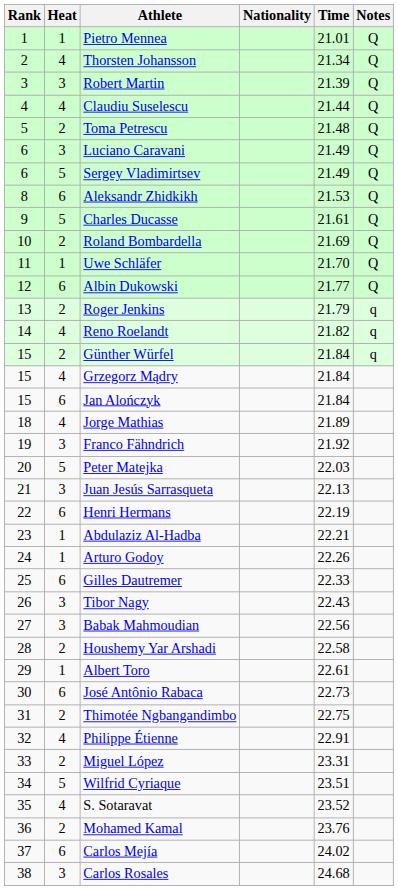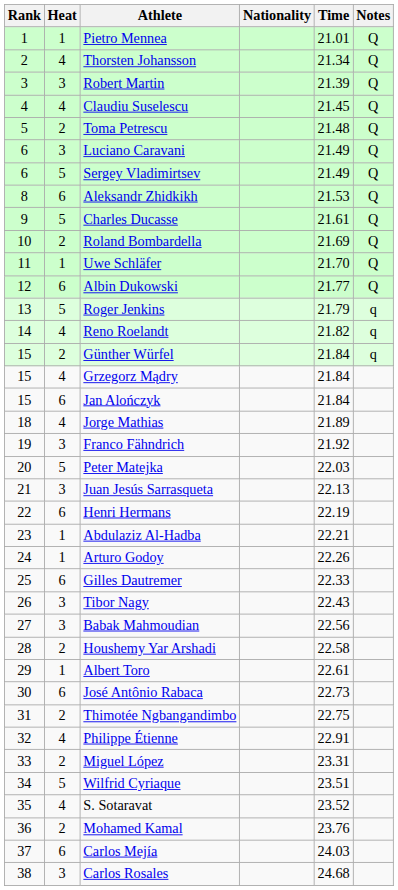(334, 106) 21.44 -> (334, 106) 21.45
(62, 309) 2 -> (62, 309) 5
(334, 851) 24.02 -> (334, 851) 24.03
